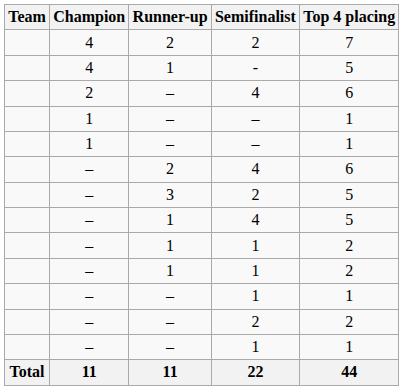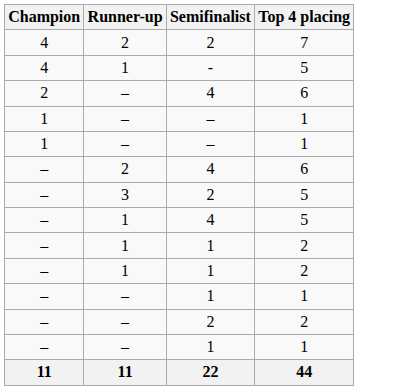- column: (27, 17)
